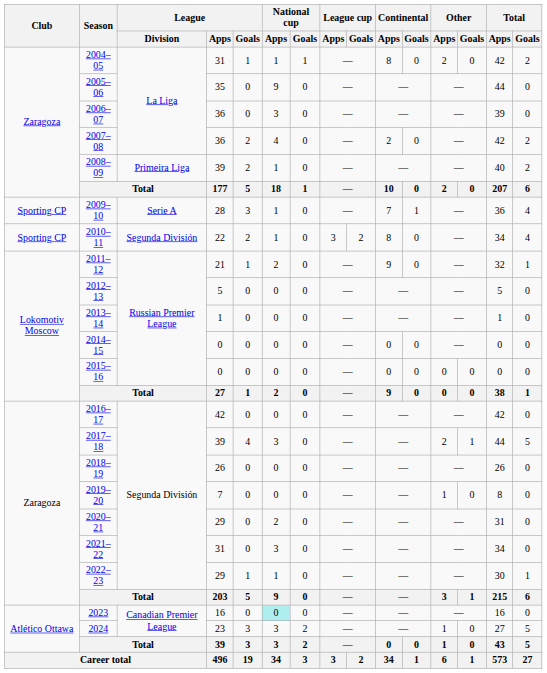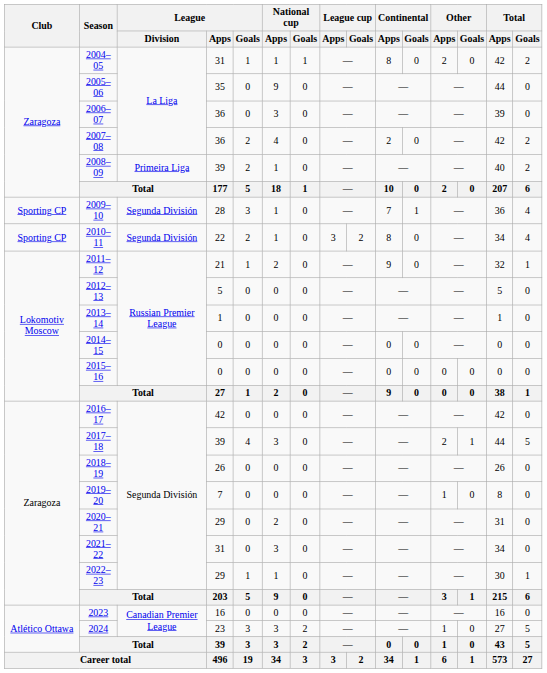(162, 210) Serie A -> (162, 210) Segunda División
(276, 613) paleturquoise background -> (276, 613) no background
